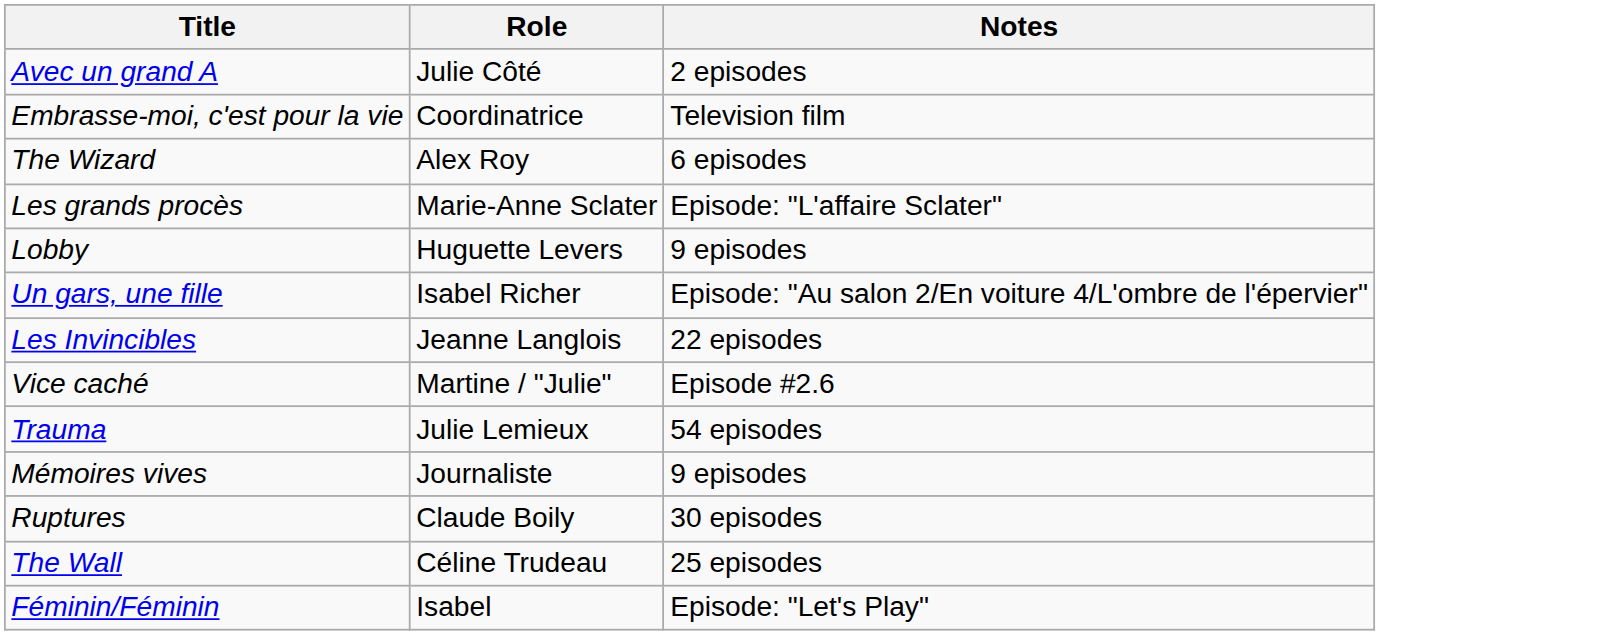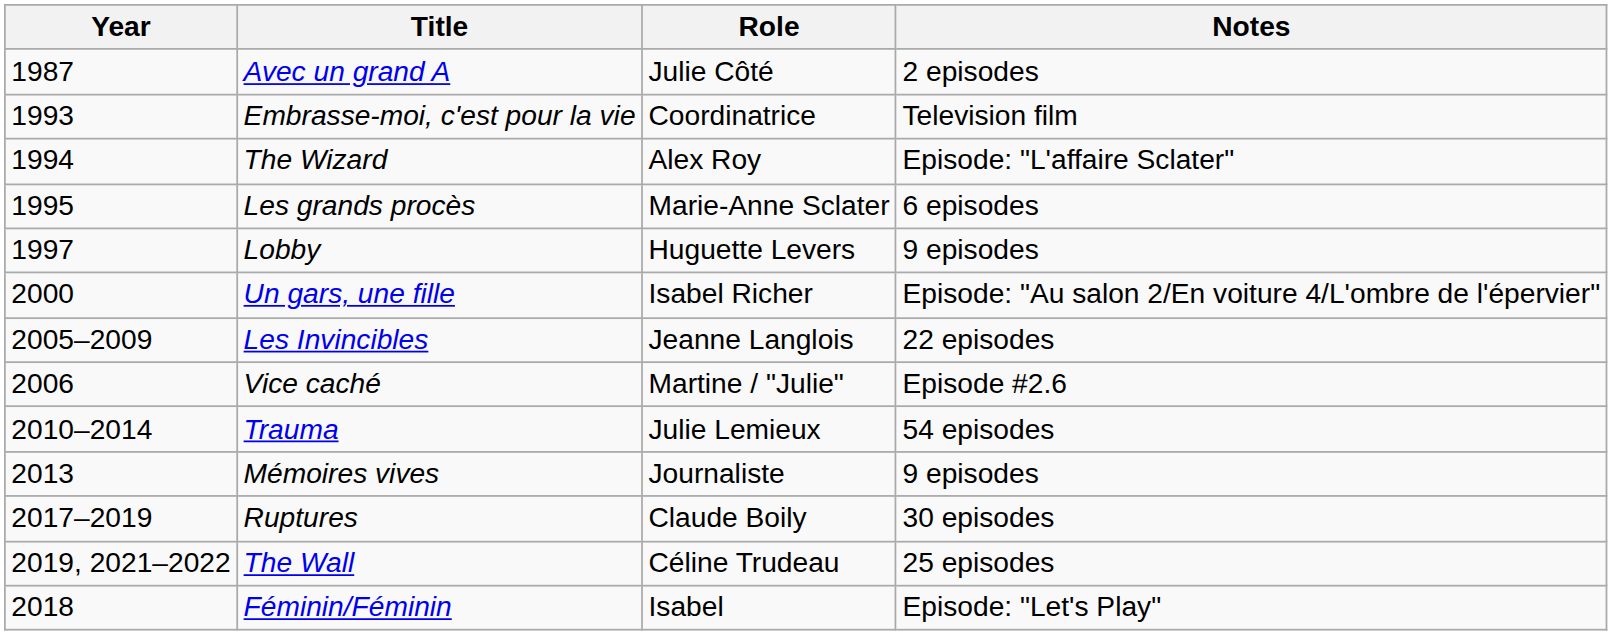+ column: (121, 26)
(738, 160) 6 episodes -> (1068, 160) Episode: "L'affaire Sclater"
(836, 205) Episode: "L'affaire Sclater" -> (971, 205) 6 episodes
